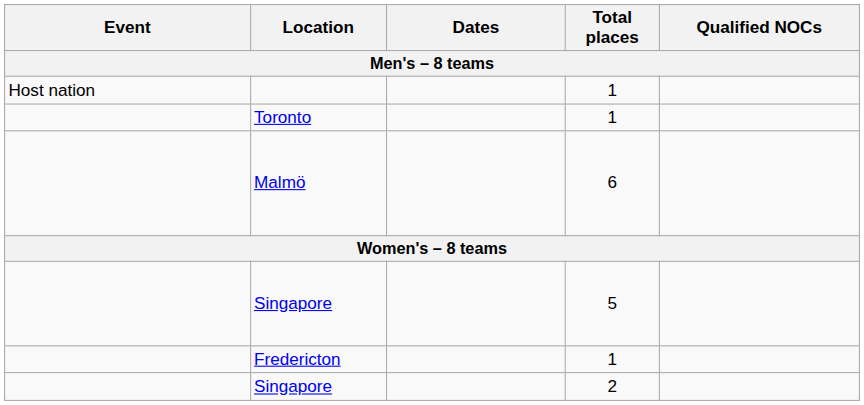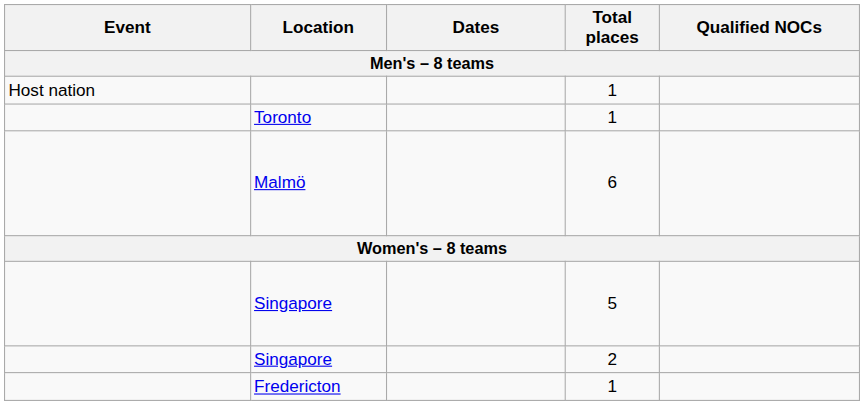rows swapped: (297, 359) <-> (293, 386)
